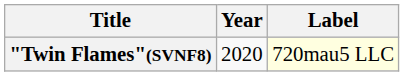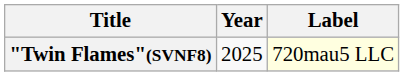(242, 53) 2020 -> (242, 53) 2025
